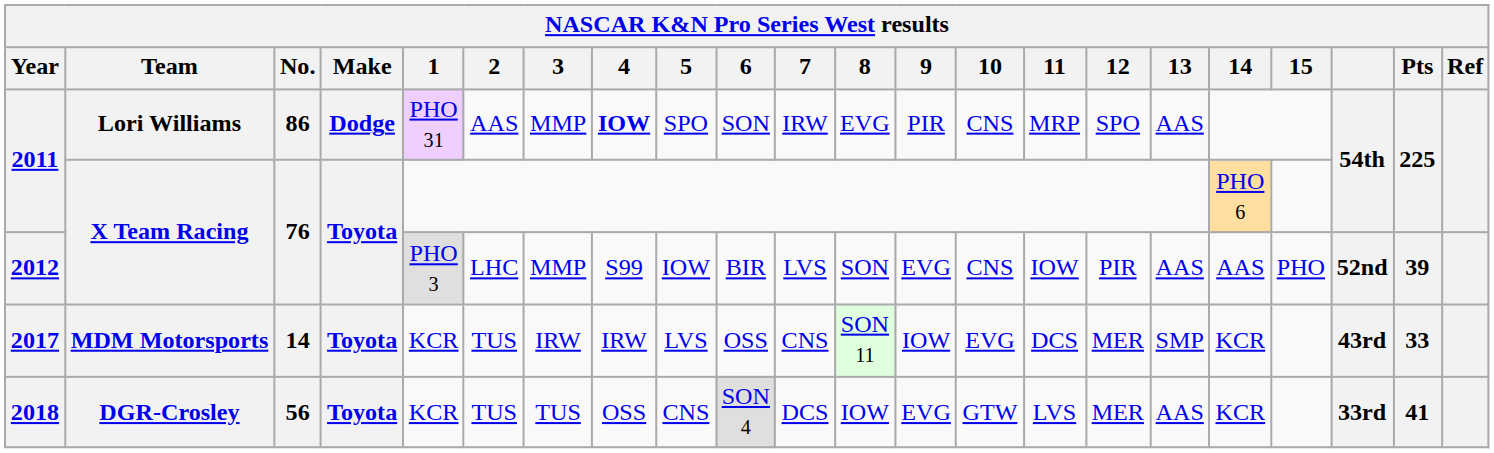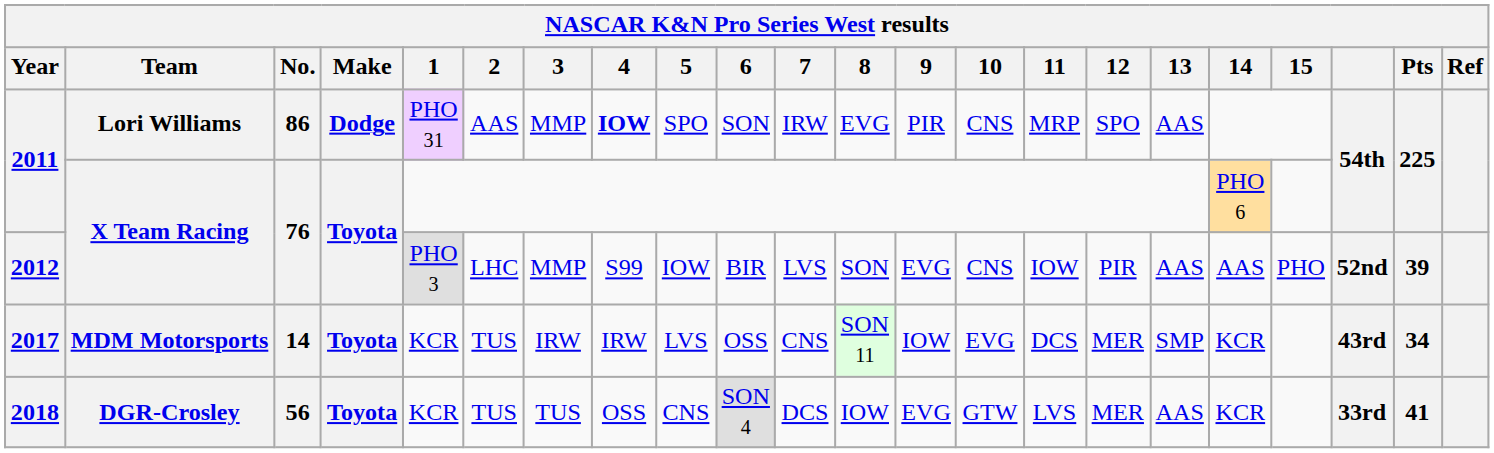(1417, 339) 33 -> (1417, 339) 34
